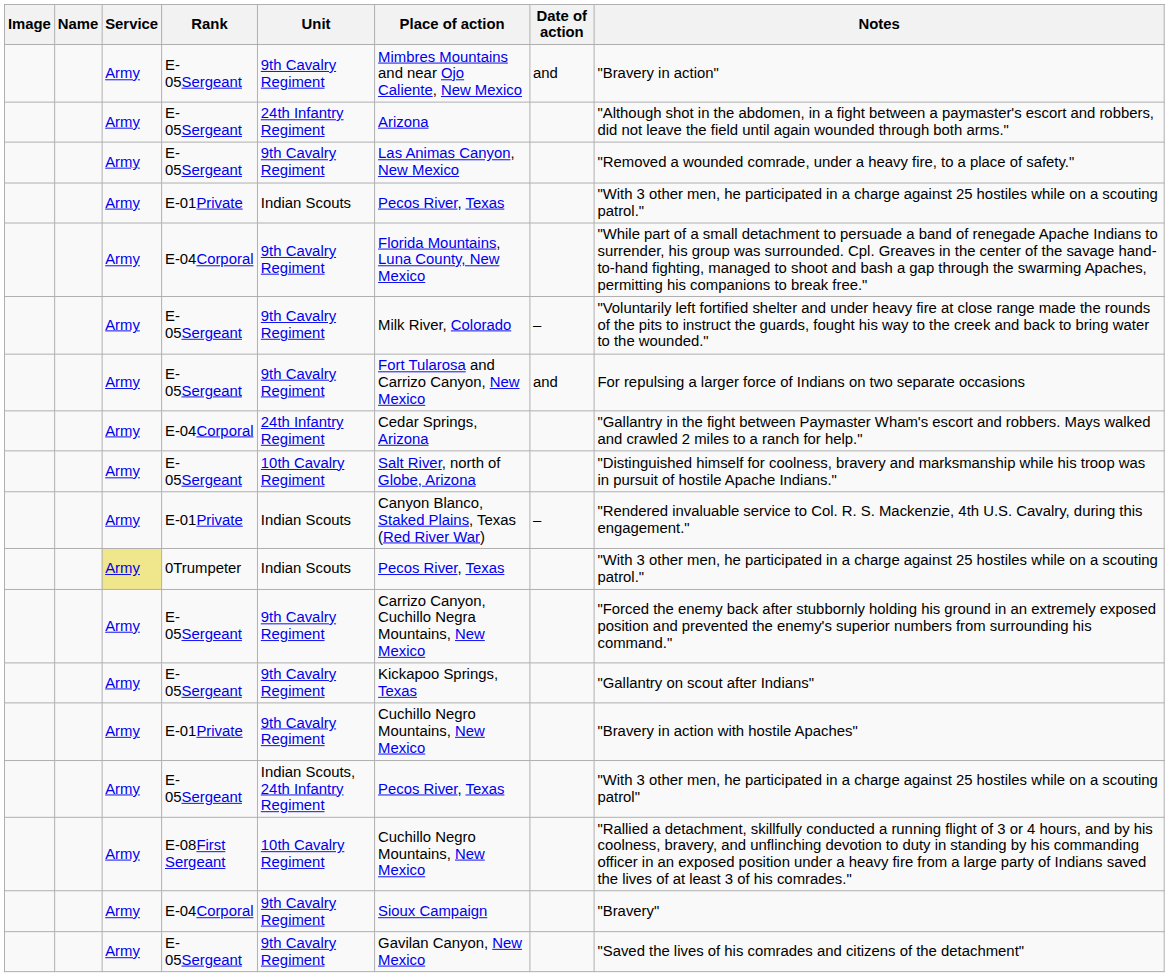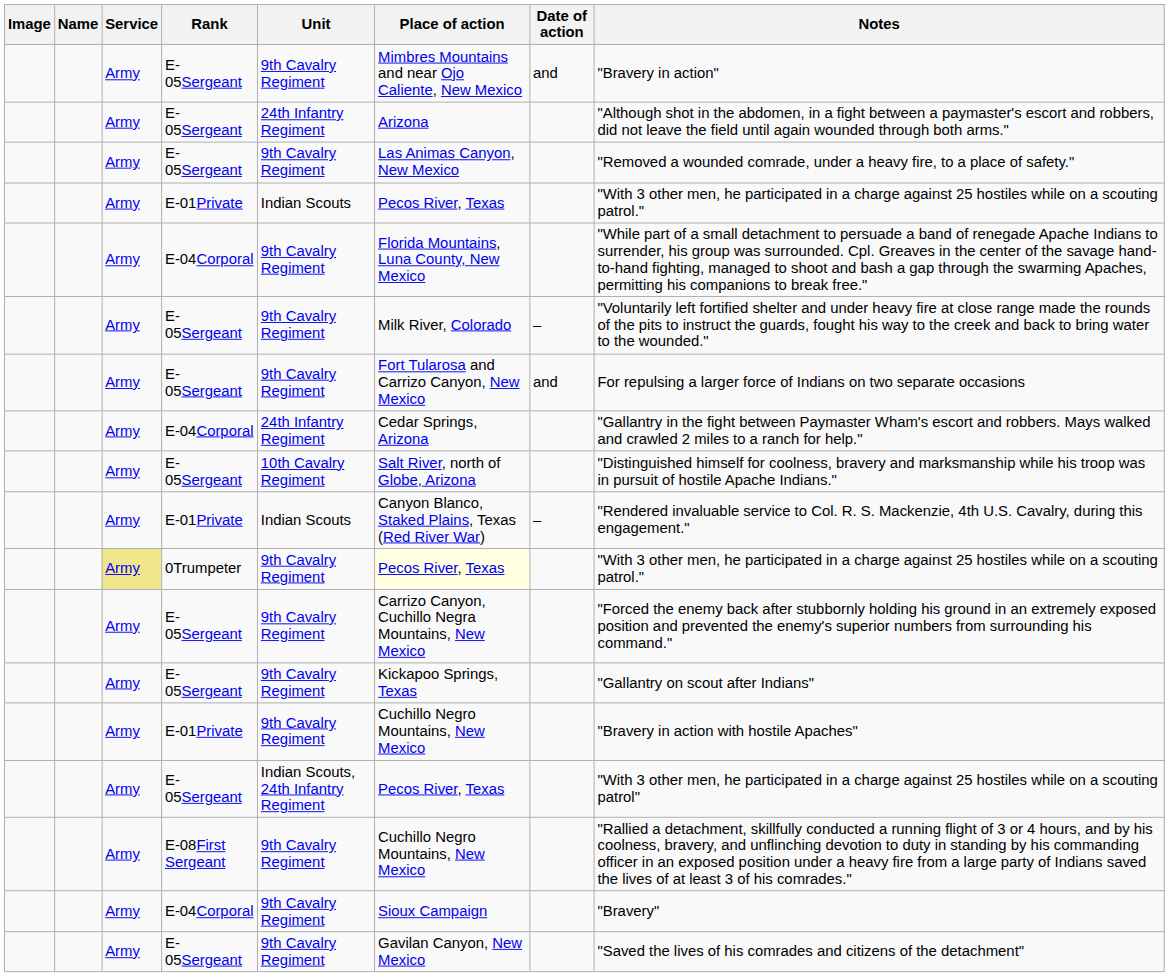(306, 568) Indian Scouts -> (298, 568) 9th Cavalry Regiment
(441, 568) no background -> (441, 568) lightyellow background
(303, 854) 10th Cavalry Regiment -> (298, 854) 9th Cavalry Regiment
